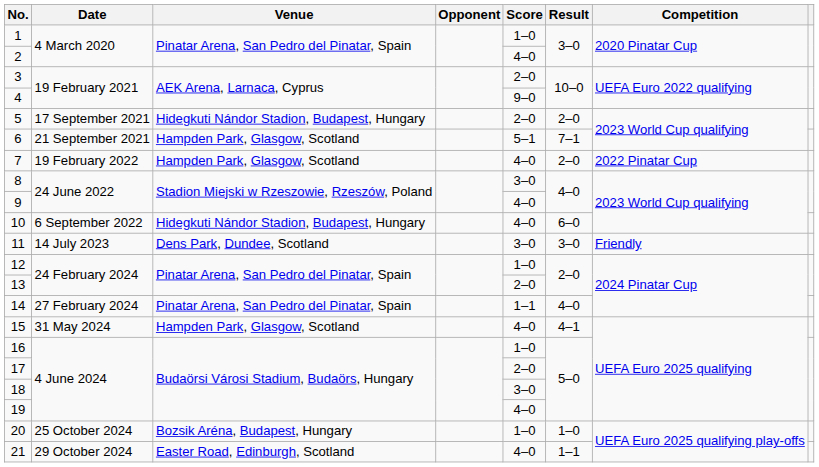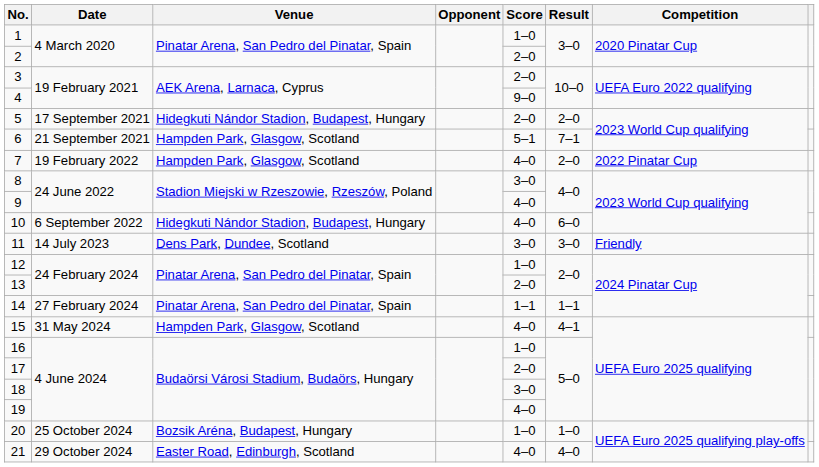(525, 56) 4–0 -> (525, 56) 2–0
(569, 306) 4–0 -> (569, 306) 1–1
(569, 451) 1–1 -> (569, 451) 4–0
